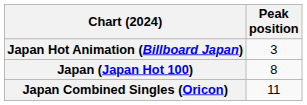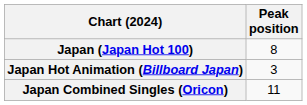rows swapped: (125, 69) <-> (125, 49)
